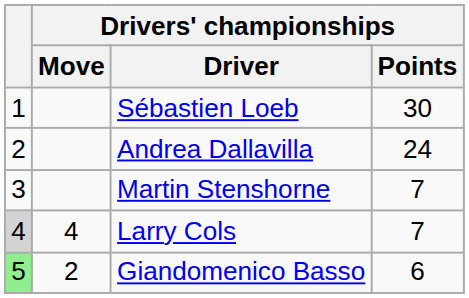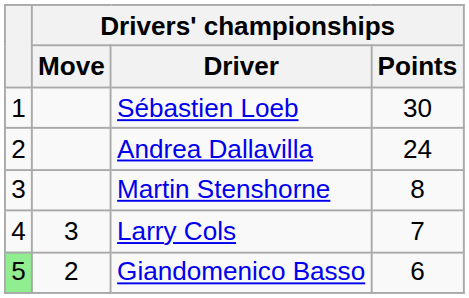(417, 190) 7 -> (417, 190) 8
(18, 231) lightgrey background -> (18, 231) no background
(71, 231) 4 -> (71, 231) 3
